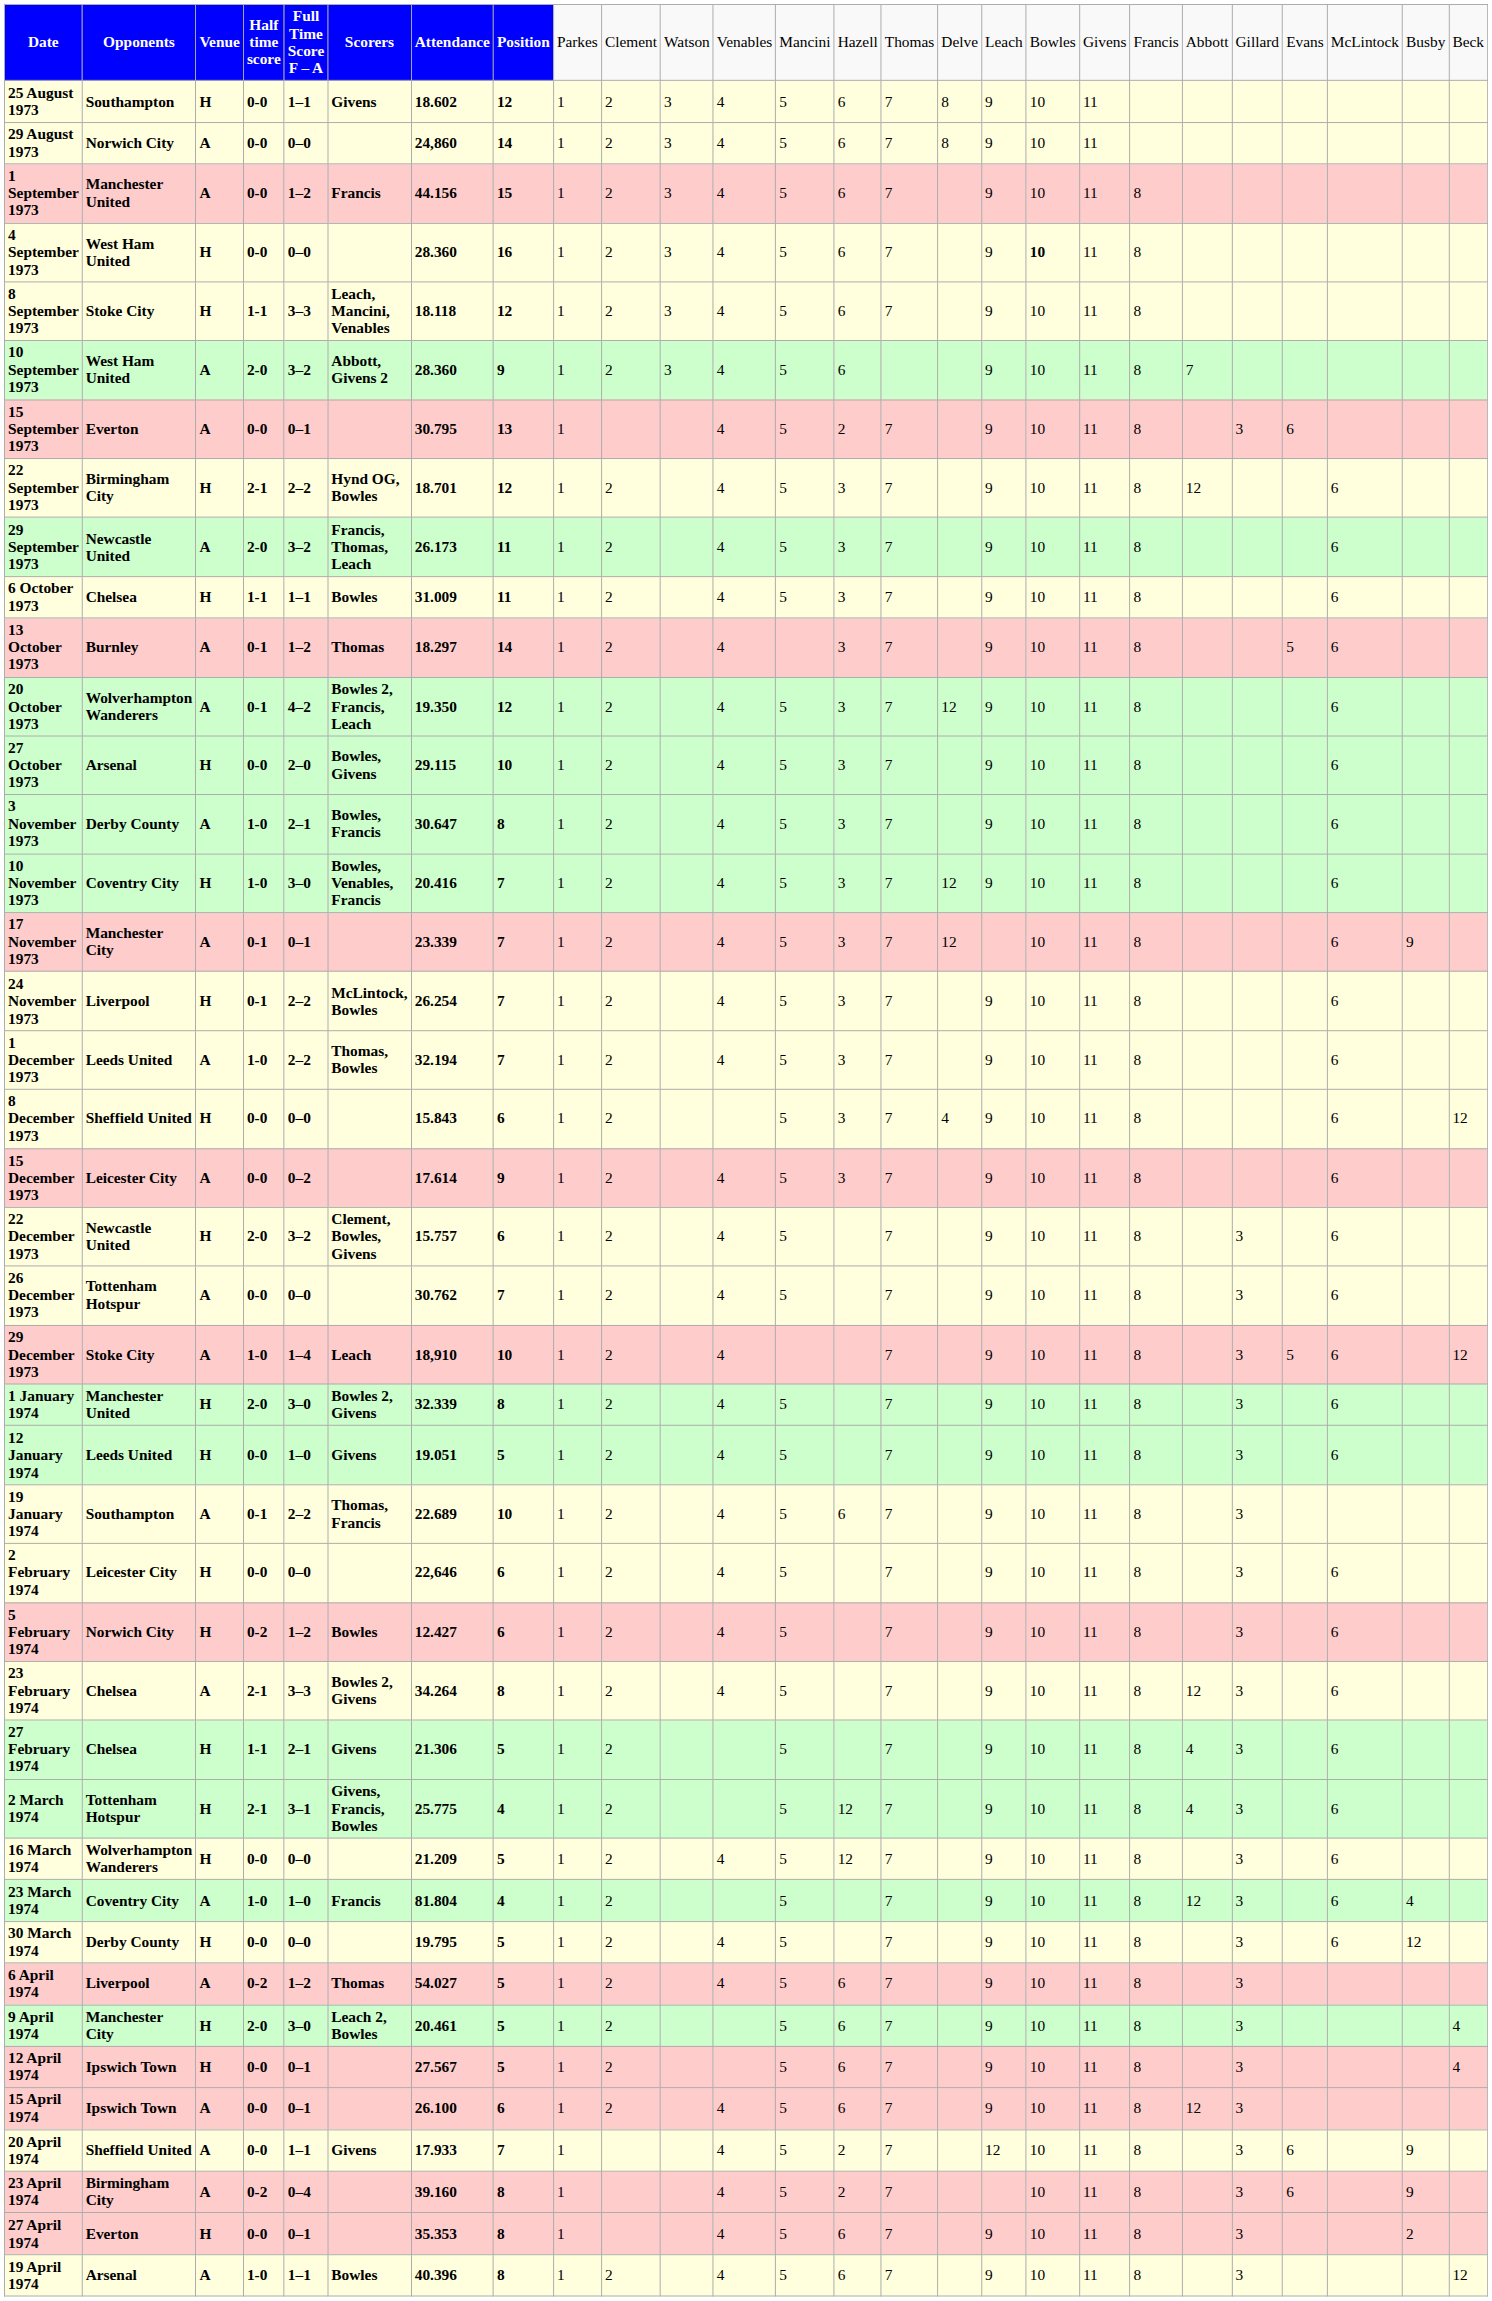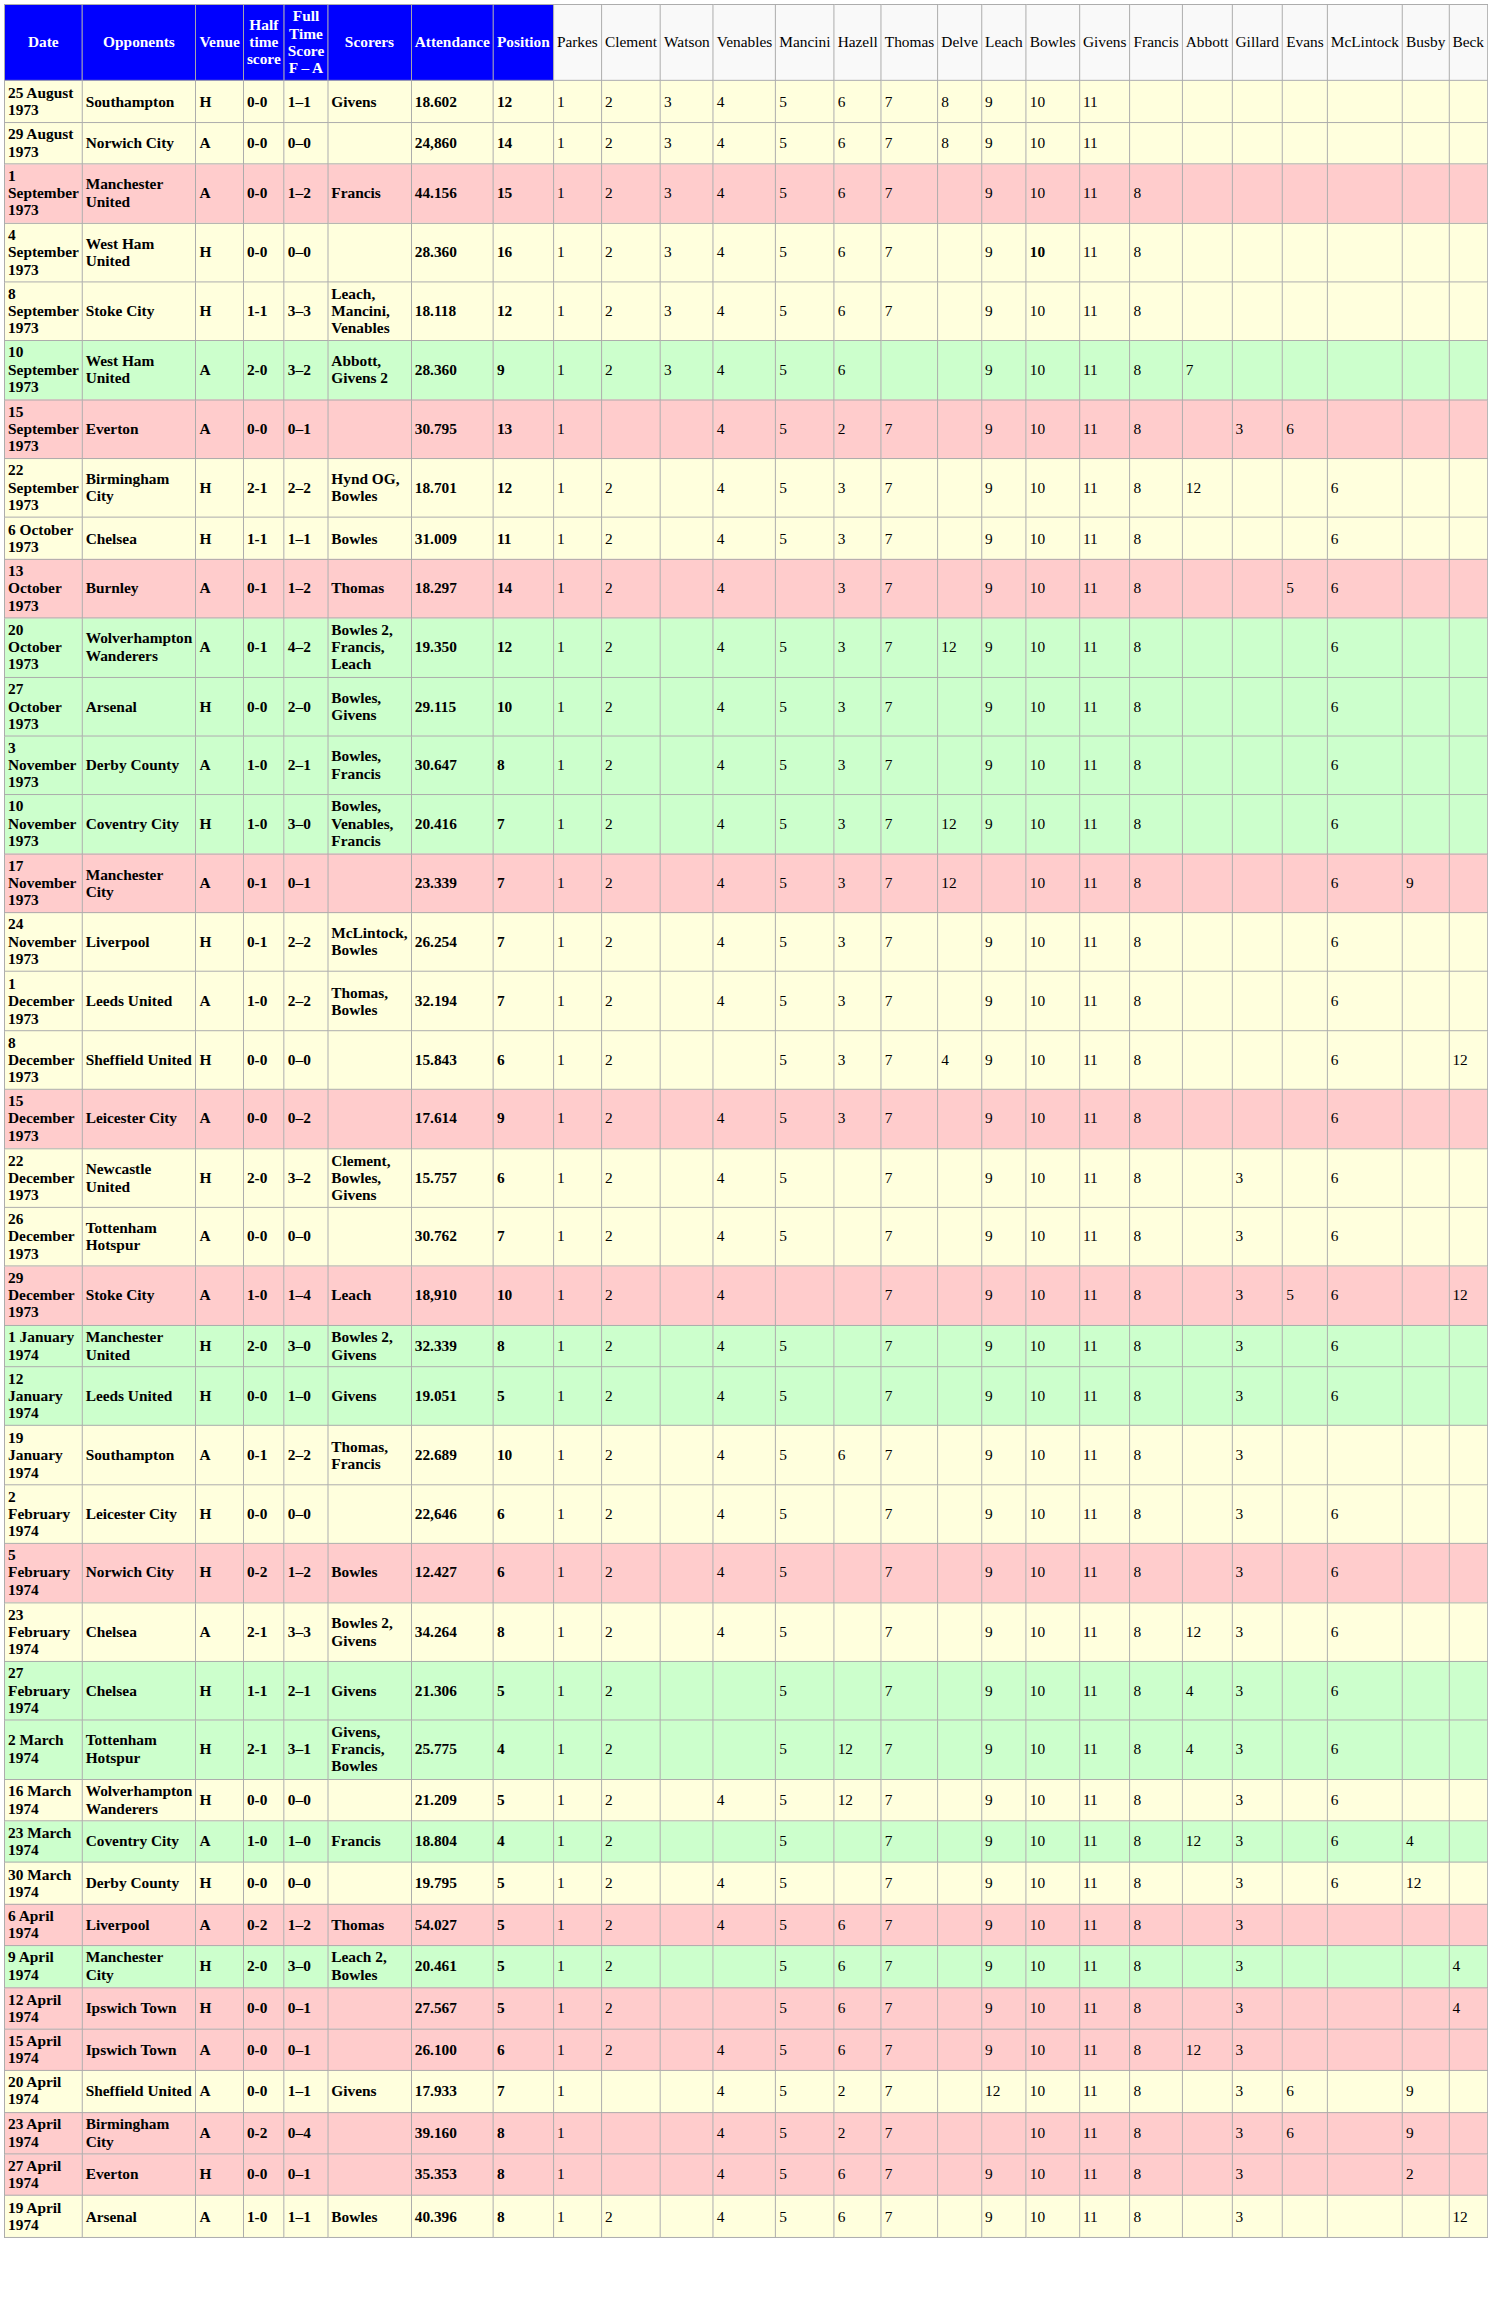- row: (43, 546)
(436, 1900) 81.804 -> (436, 1841) 18.804
